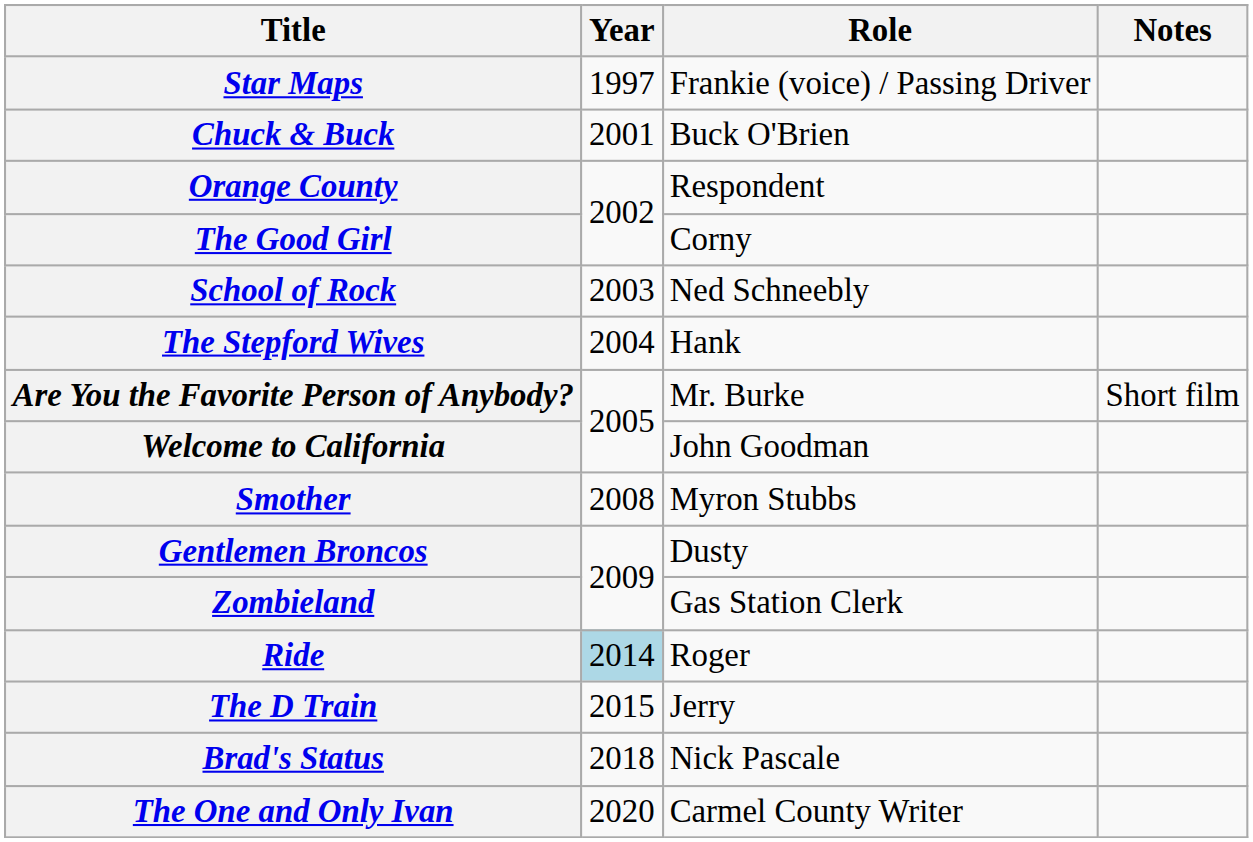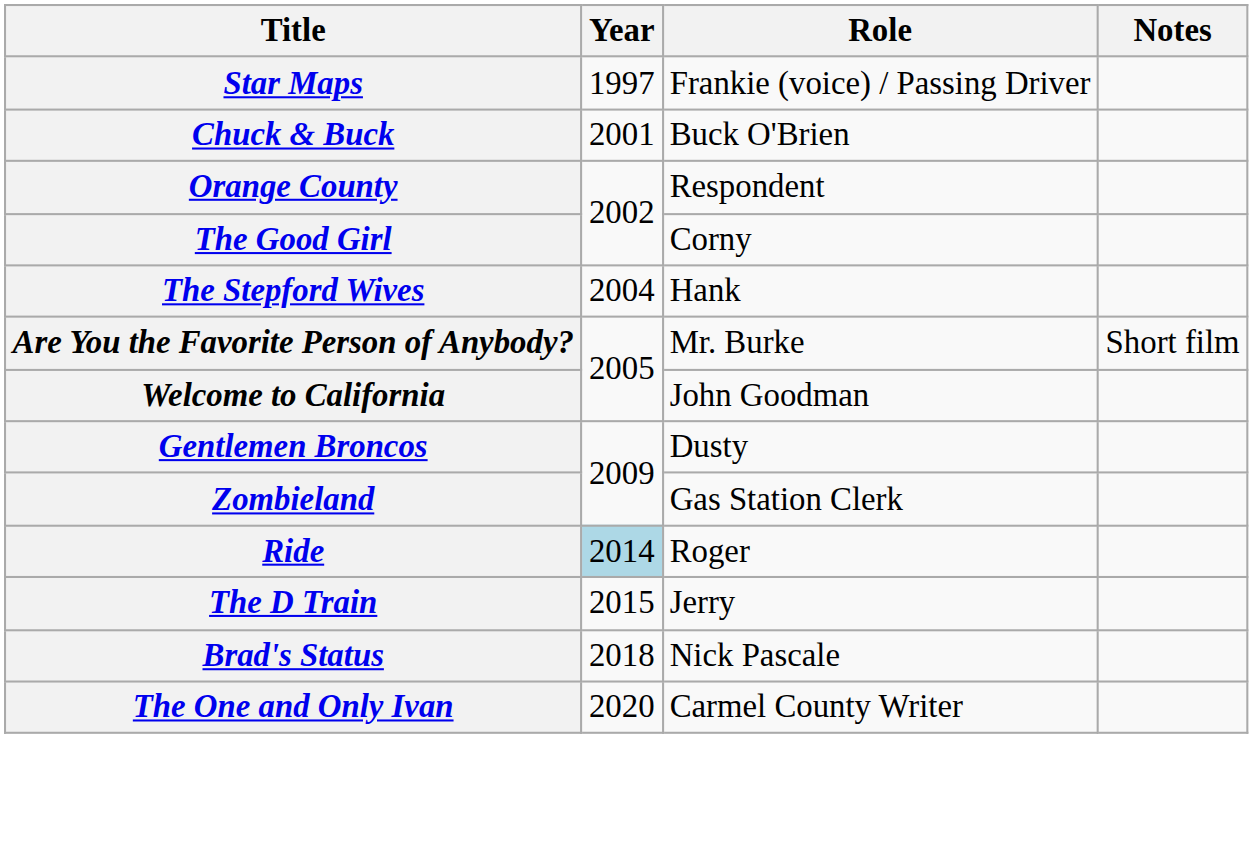- row: (293, 290)
- row: (293, 498)
